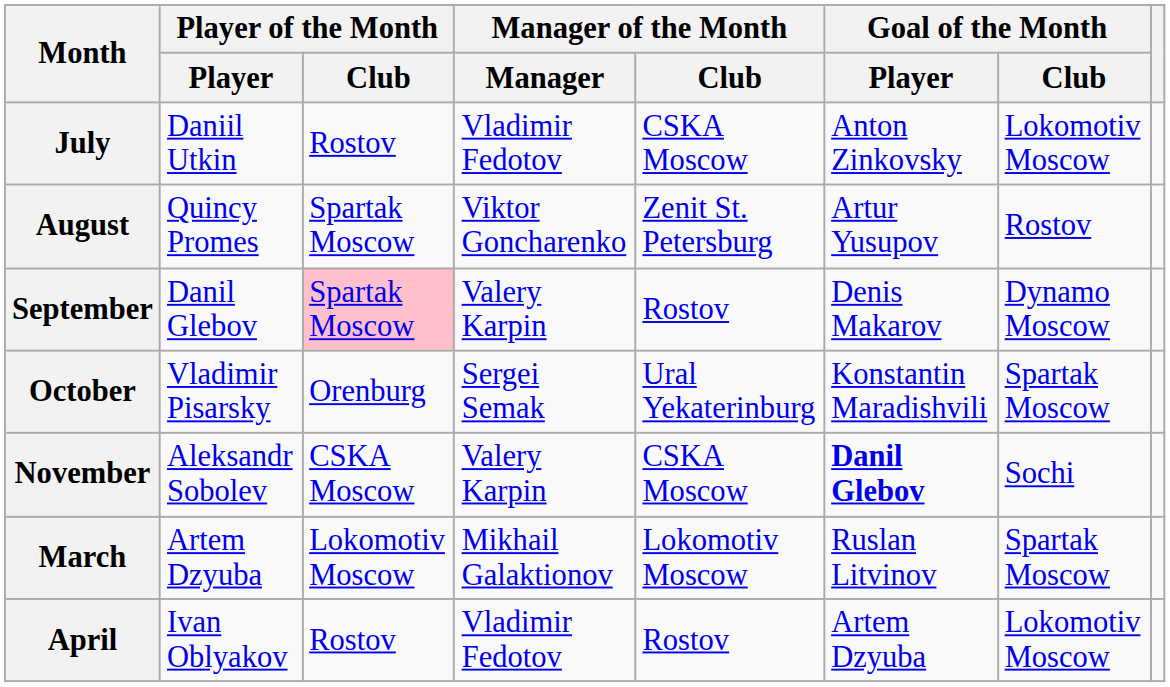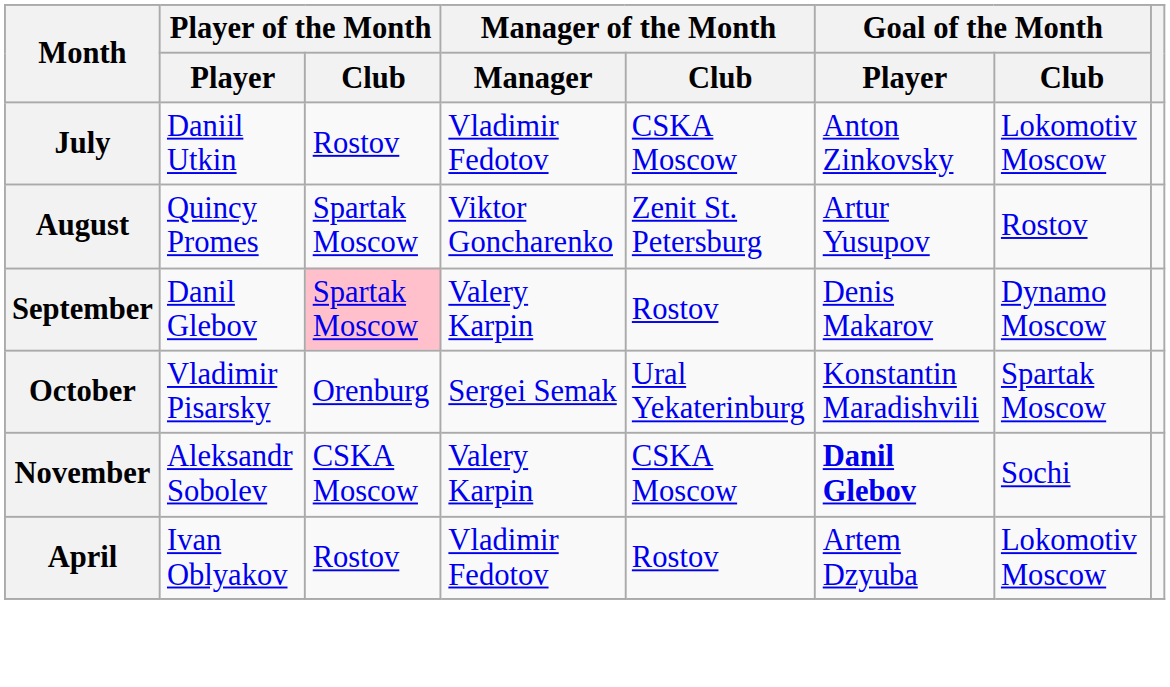- row: (82, 557)
